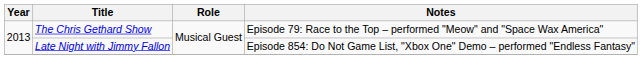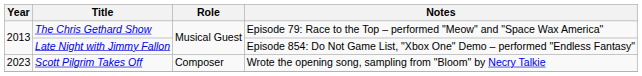+ row: (89, 63)
